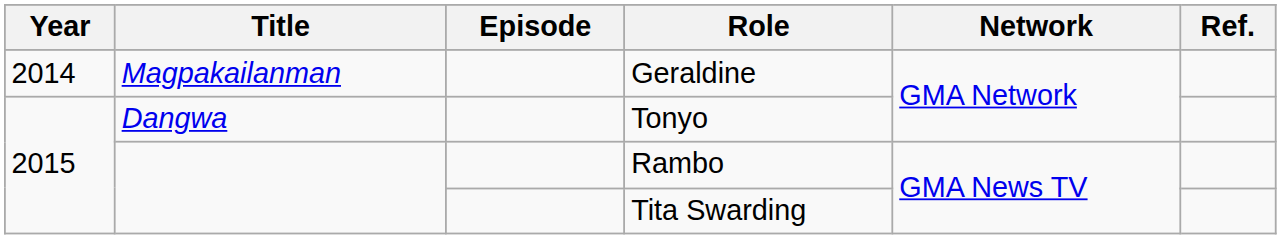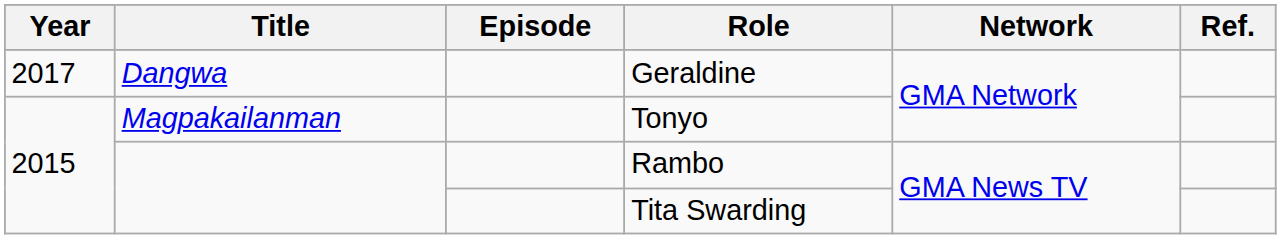(44, 73) 2014 -> (44, 73) 2017
(231, 73) Magpakailanman -> (174, 73) Dangwa
(174, 118) Dangwa -> (231, 118) Magpakailanman
